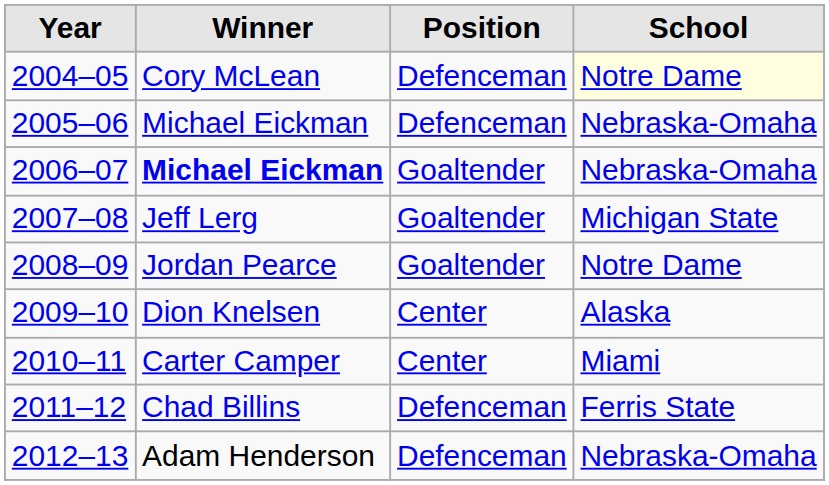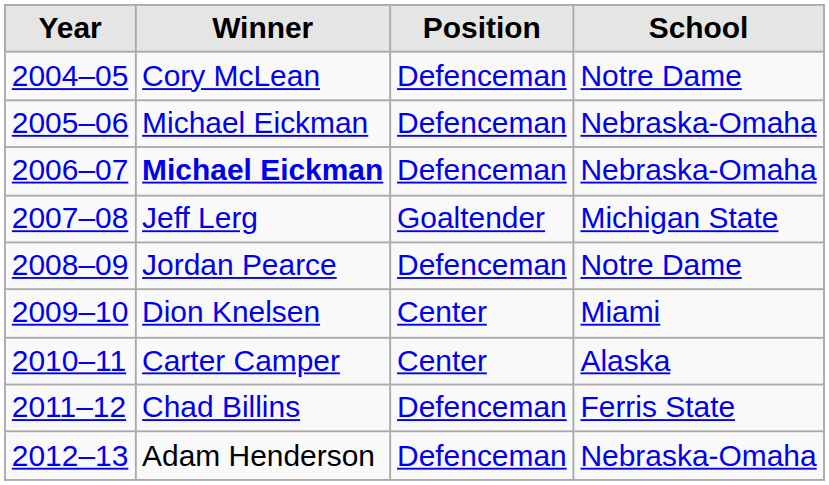(661, 75) lightyellow background -> (661, 75) no background
(471, 170) Goaltender -> (482, 170) Defenceman
(471, 265) Goaltender -> (482, 265) Defenceman
(625, 312) Alaska -> (620, 312) Miami
(620, 360) Miami -> (625, 360) Alaska
